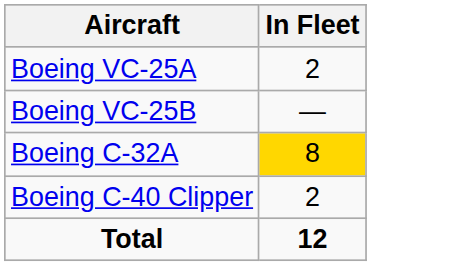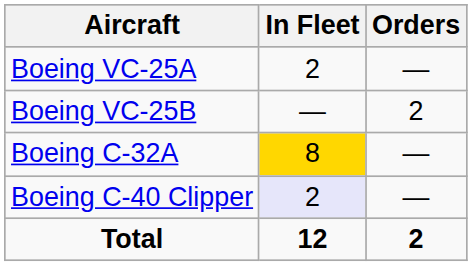+ column: (416, 25)
(313, 196) no background -> (313, 196) lavender background
